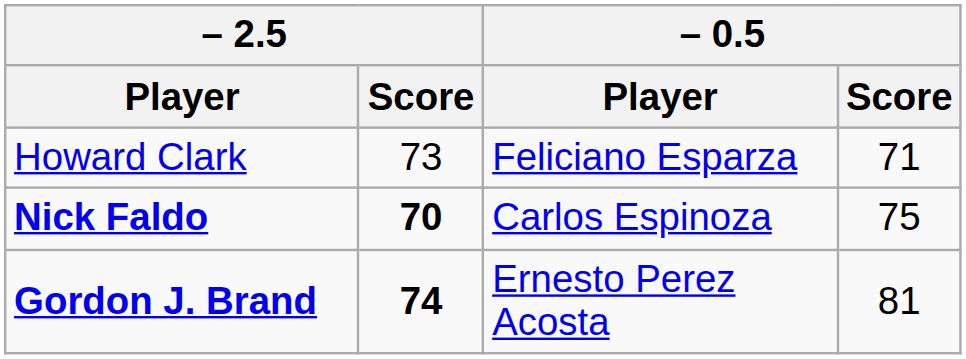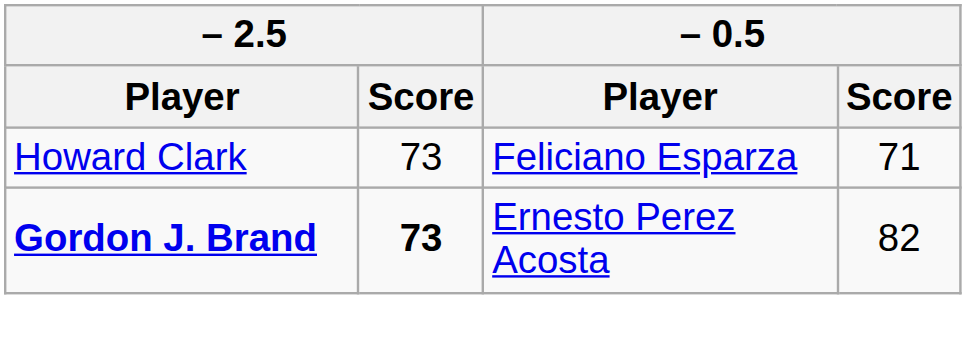- row: (111, 217)
(421, 300) 74 -> (421, 239) 73
(899, 300) 81 -> (899, 239) 82
